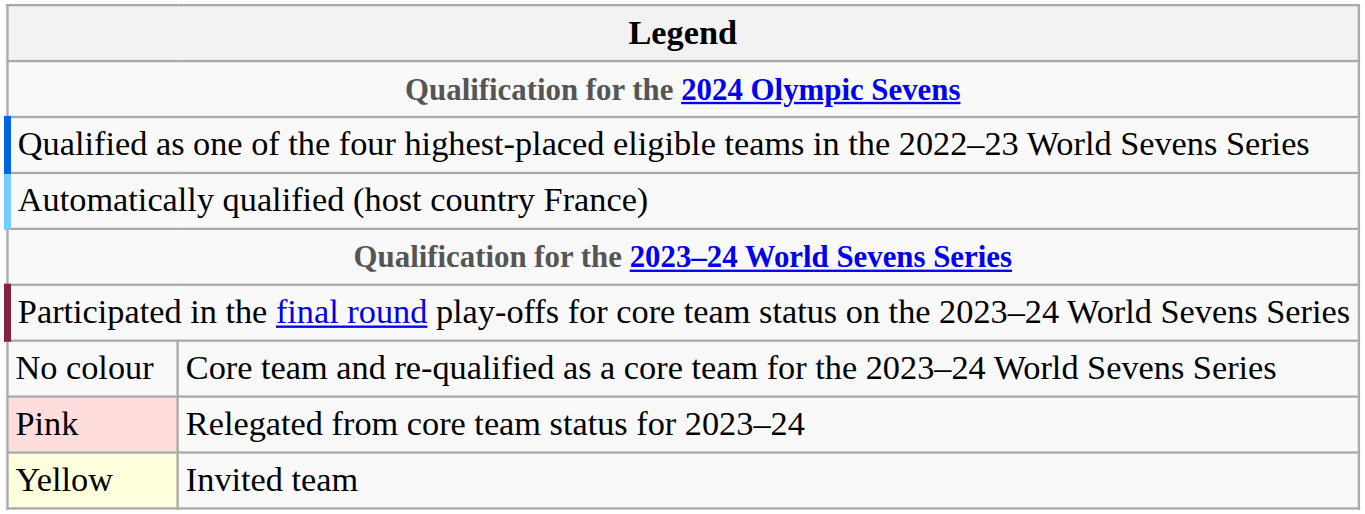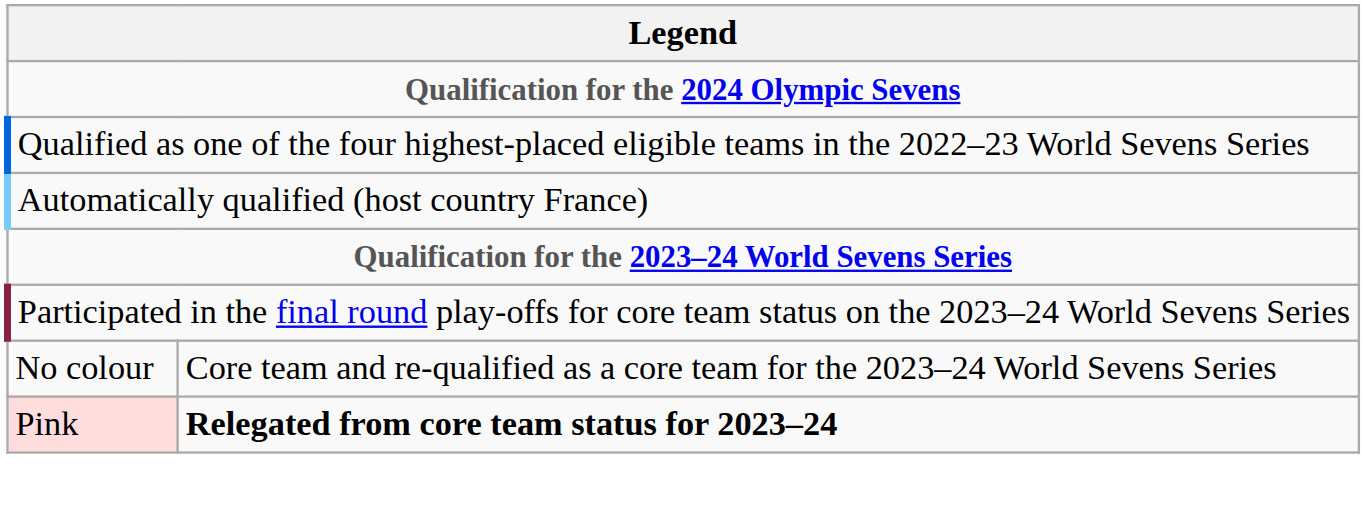(495, 423) normal -> (512, 423) bold
- row: (64, 478)
